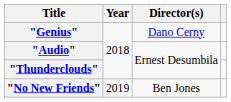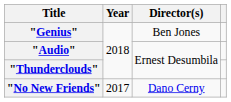(176, 32) Dano Cerny -> (176, 32) Ben Jones
(118, 87) 2019 -> (118, 87) 2017
(176, 87) Ben Jones -> (176, 87) Dano Cerny
